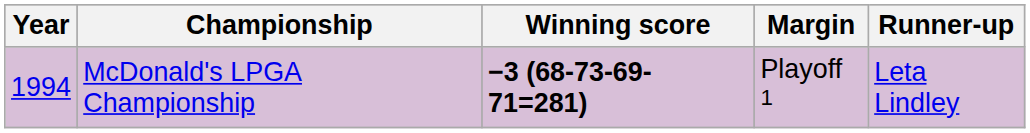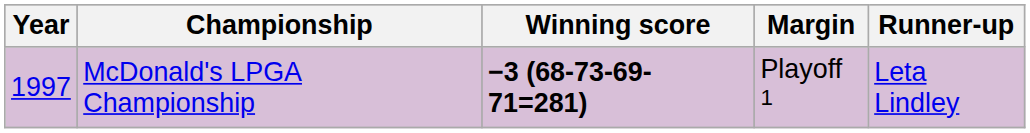(41, 87) 1994 -> (41, 87) 1997
